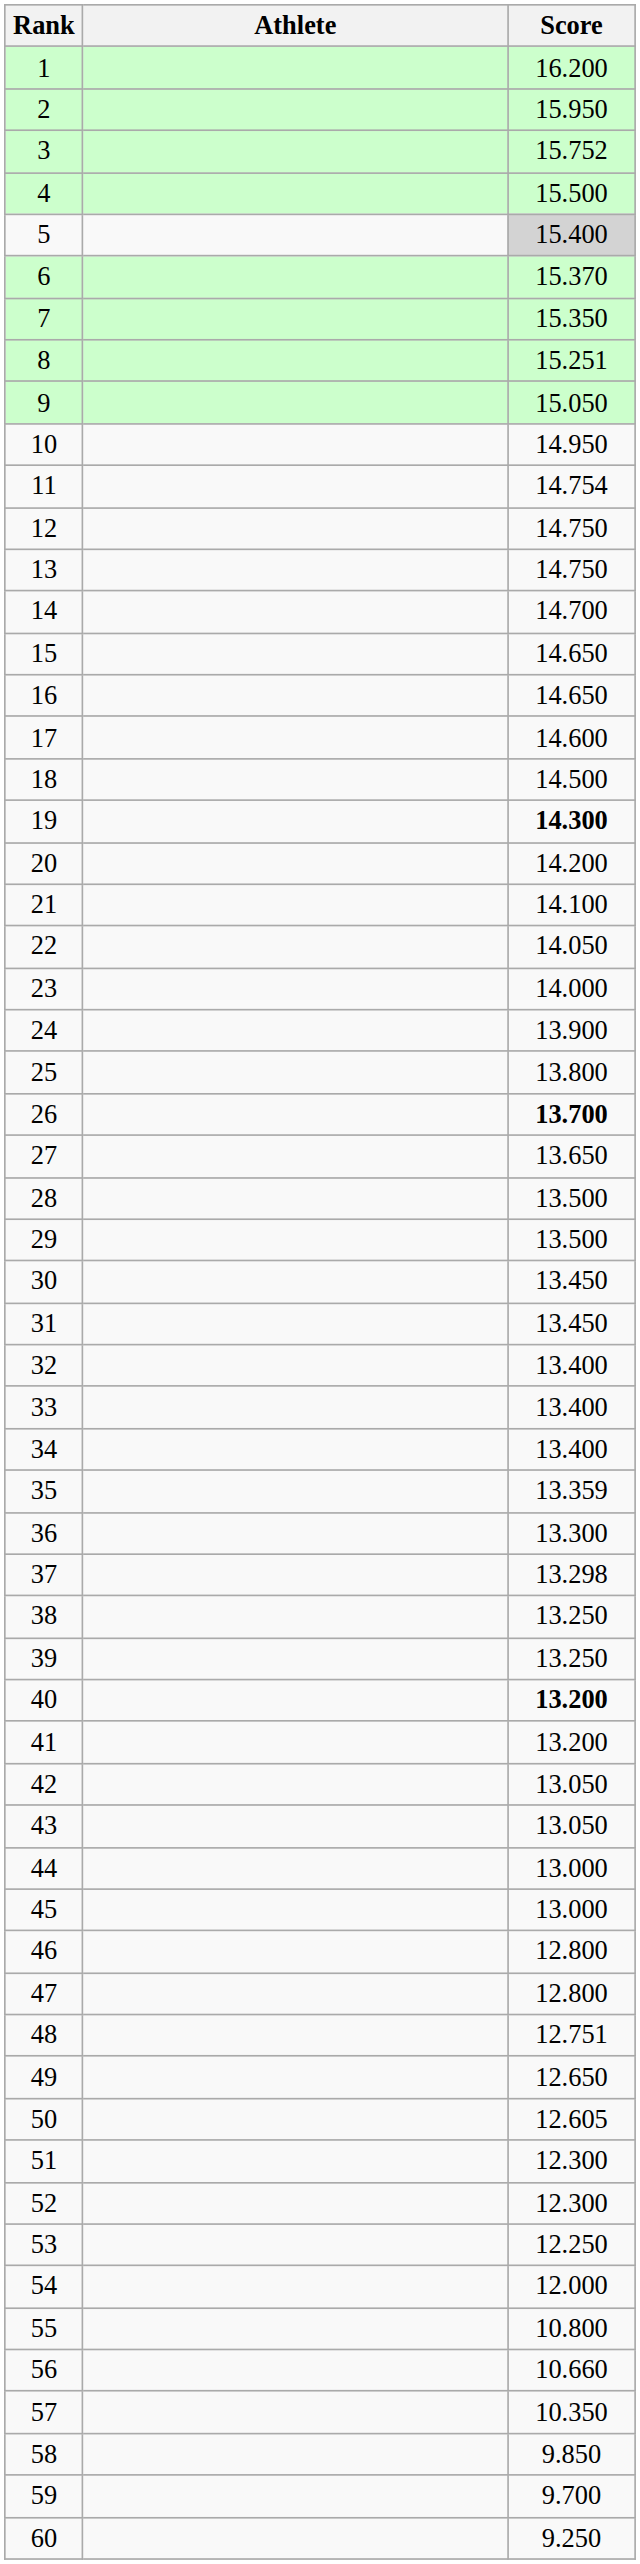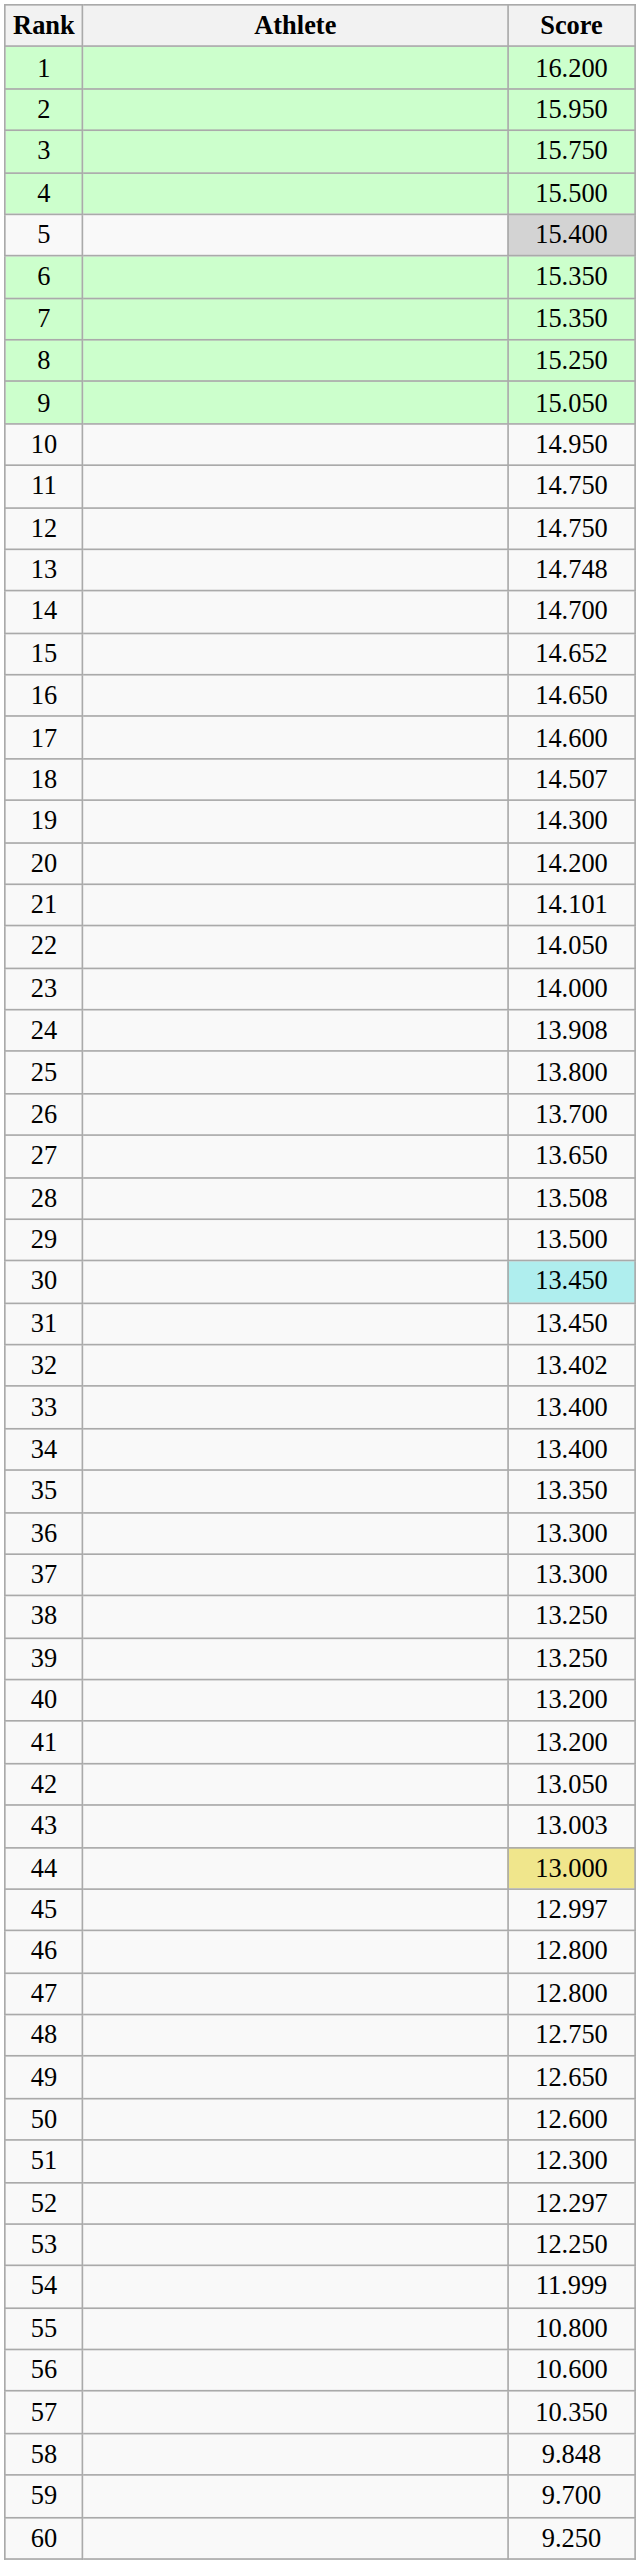(571, 151) 15.752 -> (571, 151) 15.750
(571, 276) 15.370 -> (571, 276) 15.350
(571, 360) 15.251 -> (571, 360) 15.250
(571, 485) 14.754 -> (571, 485) 14.750
(571, 569) 14.750 -> (571, 569) 14.748
(571, 653) 14.650 -> (571, 653) 14.652
(571, 779) 14.500 -> (571, 779) 14.507
(571, 820) bold -> (571, 820) normal
(571, 904) 14.100 -> (571, 904) 14.101
(571, 1030) 13.900 -> (571, 1030) 13.908
(571, 1114) bold -> (571, 1114) normal
(571, 1197) 13.500 -> (571, 1197) 13.508
(571, 1281) no background -> (571, 1281) paleturquoise background
(571, 1365) 13.400 -> (571, 1365) 13.402
(571, 1490) 13.359 -> (571, 1490) 13.350
(571, 1574) 13.298 -> (571, 1574) 13.300
(571, 1700) bold -> (571, 1700) normal
(571, 1825) 13.050 -> (571, 1825) 13.003
(571, 1867) no background -> (571, 1867) khaki background
(571, 1909) 13.000 -> (571, 1909) 12.997
(571, 2035) 12.751 -> (571, 2035) 12.750
(571, 2118) 12.605 -> (571, 2118) 12.600
(571, 2202) 12.300 -> (571, 2202) 12.297
(571, 2286) 12.000 -> (571, 2286) 11.999
(571, 2370) 10.660 -> (571, 2370) 10.600
(571, 2453) 9.850 -> (571, 2453) 9.848
